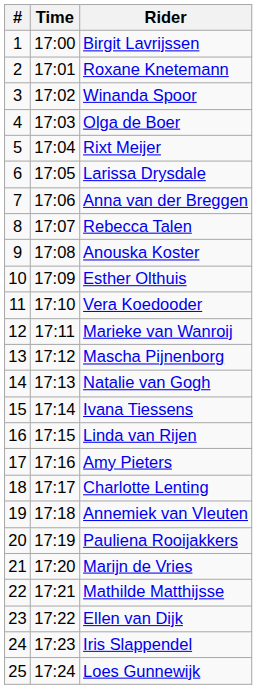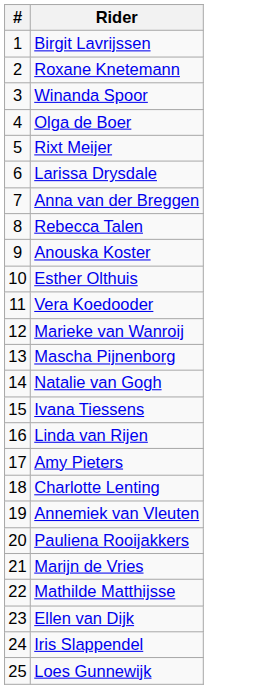- column: (55, 17)
